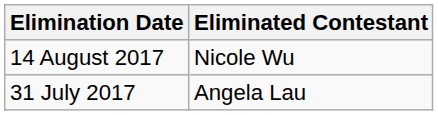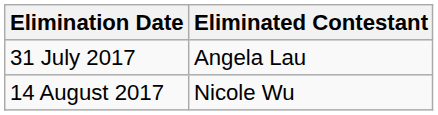rows swapped: (73, 93) <-> (87, 58)
